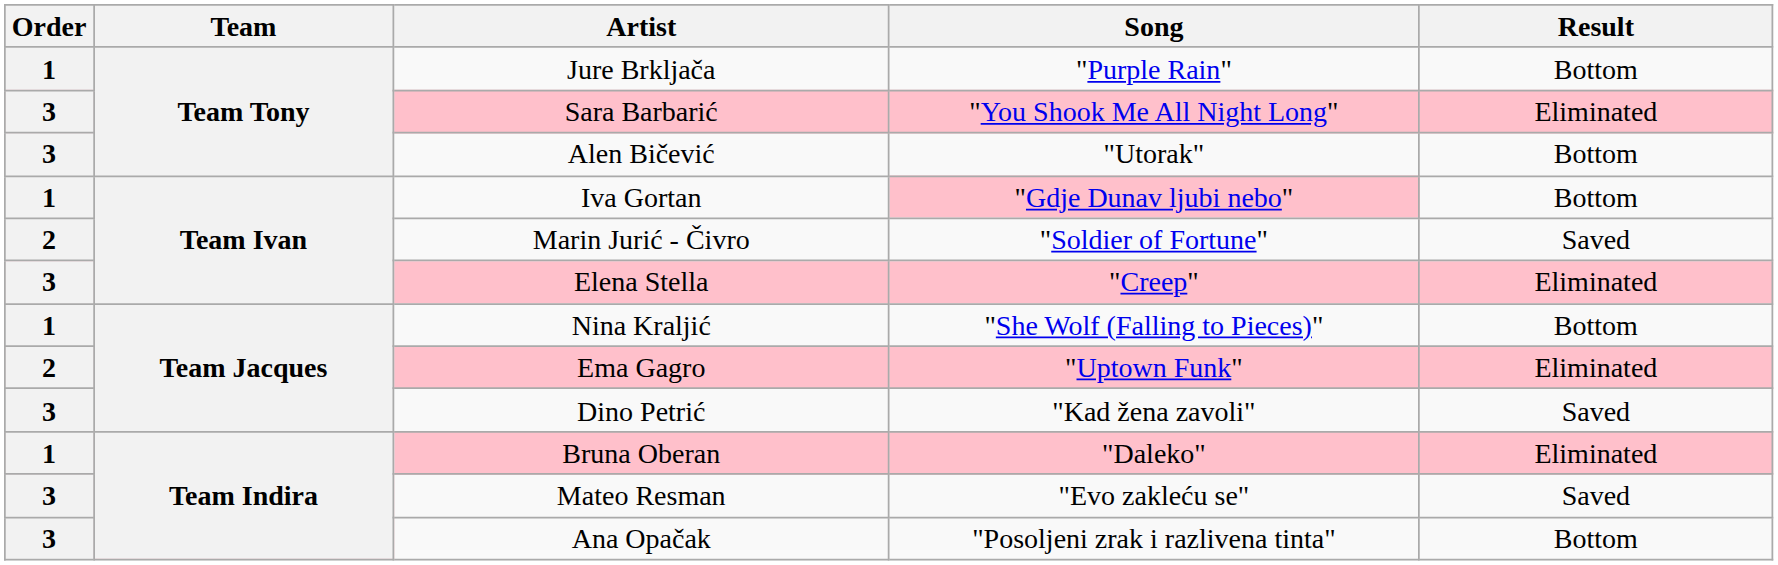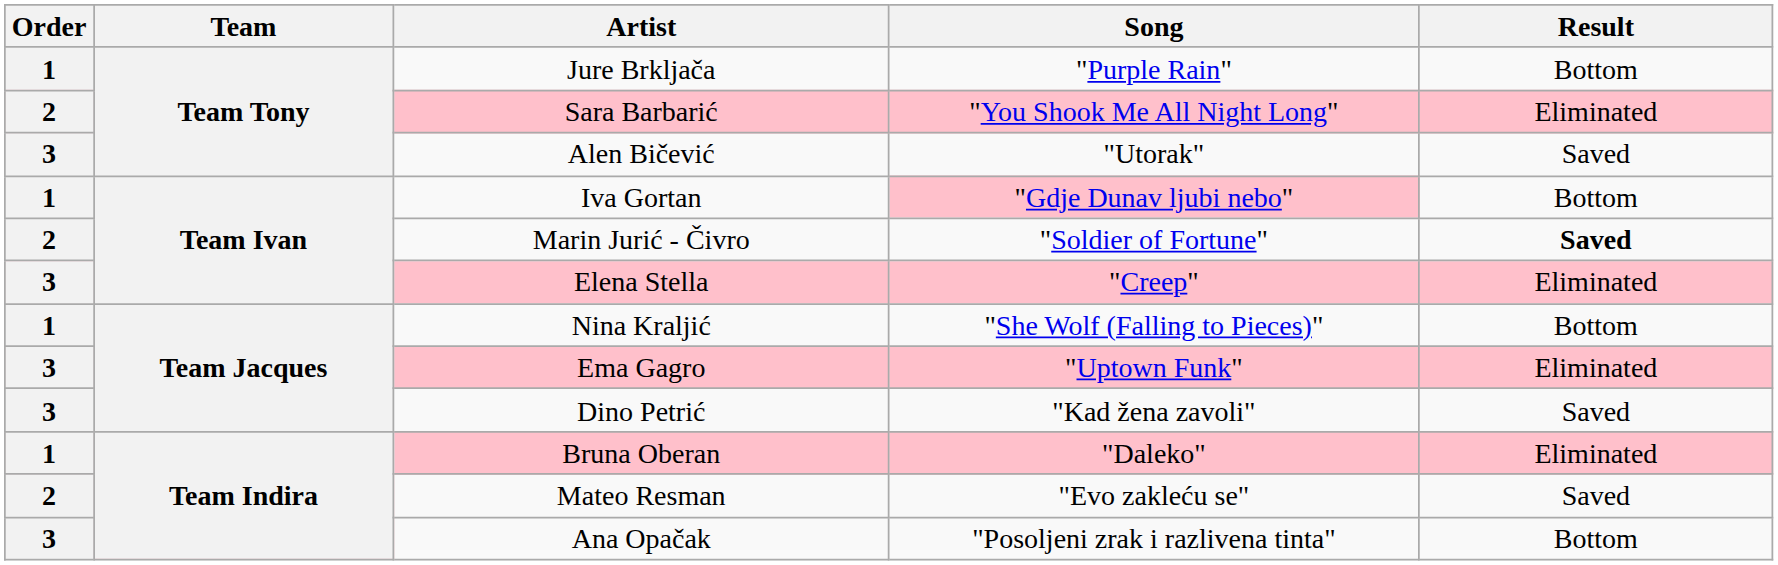(49, 112) 3 -> (49, 112) 2
(1596, 154) Bottom -> (1596, 154) Saved
(1596, 239) normal -> (1596, 239) bold
(49, 367) 2 -> (49, 367) 3
(49, 495) 3 -> (49, 495) 2
